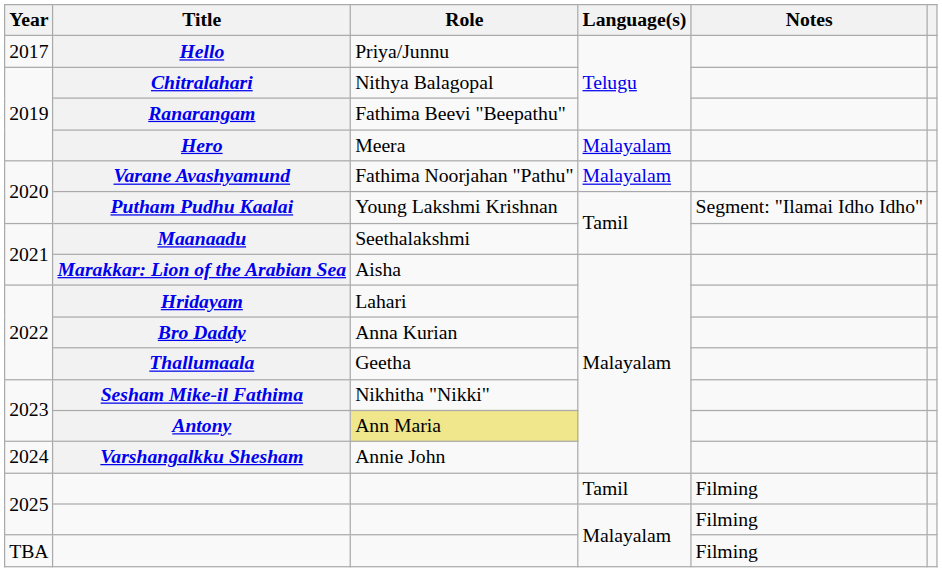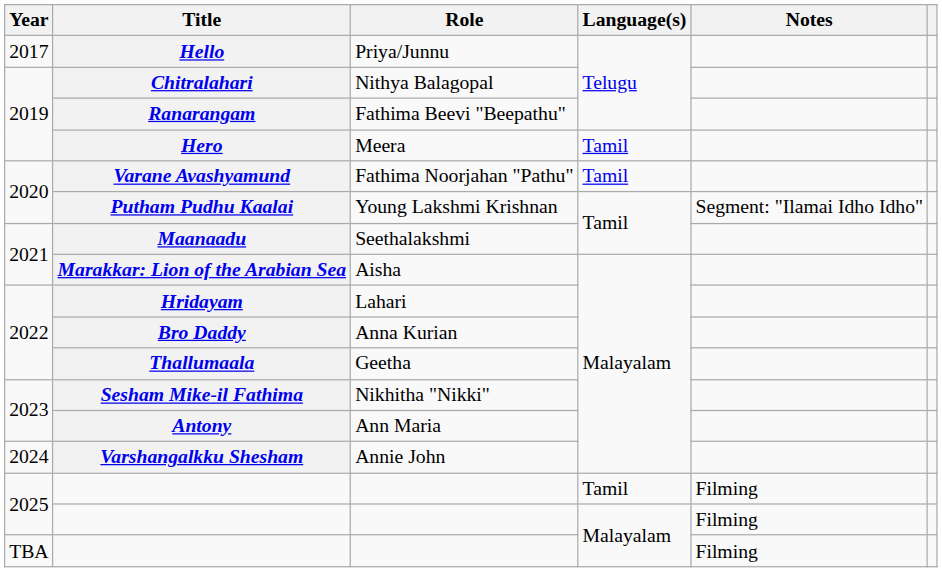(627, 144) Malayalam -> (605, 144) Tamil
(627, 176) Malayalam -> (605, 176) Tamil
(398, 425) khaki background -> (398, 425) no background
